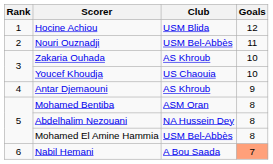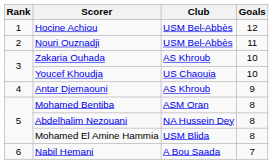(186, 27) USM Blida -> (198, 27) USM Bel-Abbès
(198, 136) USM Bel-Abbès -> (186, 136) USM Blida
(252, 151) lightsalmon background -> (252, 151) no background
